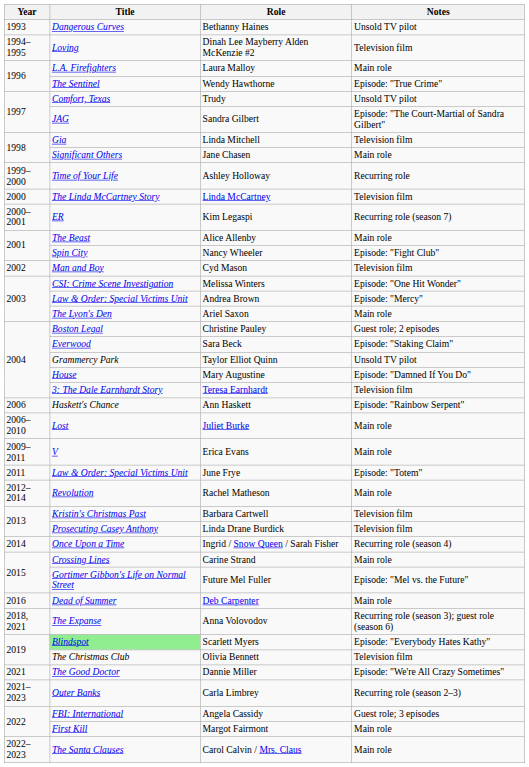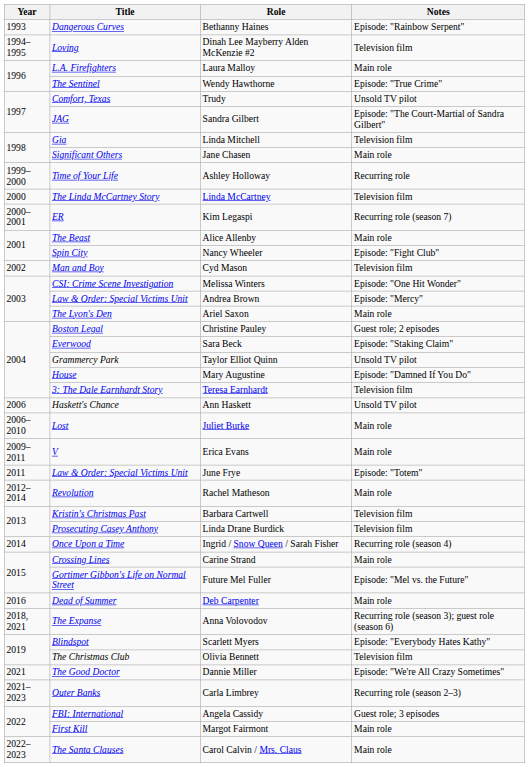(385, 27) Unsold TV pilot -> (409, 27) Episode: "Rainbow Serpent"
(409, 405) Episode: "Rainbow Serpent" -> (385, 405) Unsold TV pilot
(70, 642) lightgreen background -> (70, 642) no background
